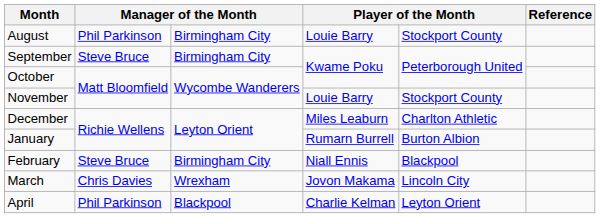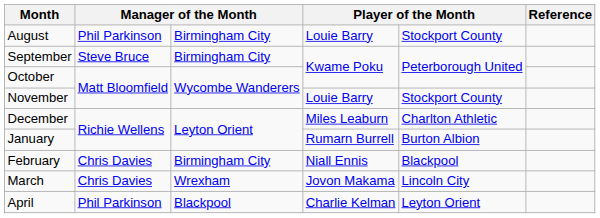(113, 160) Steve Bruce -> (115, 160) Chris Davies
